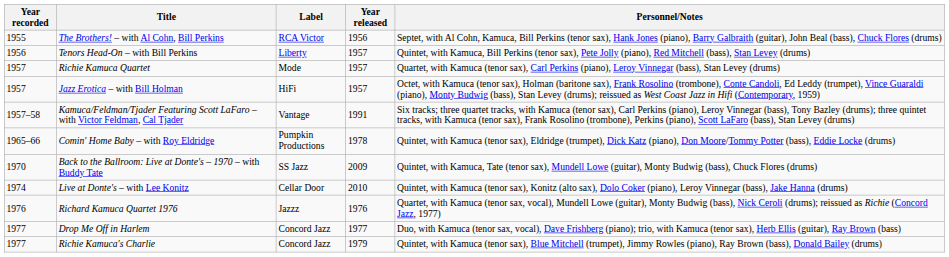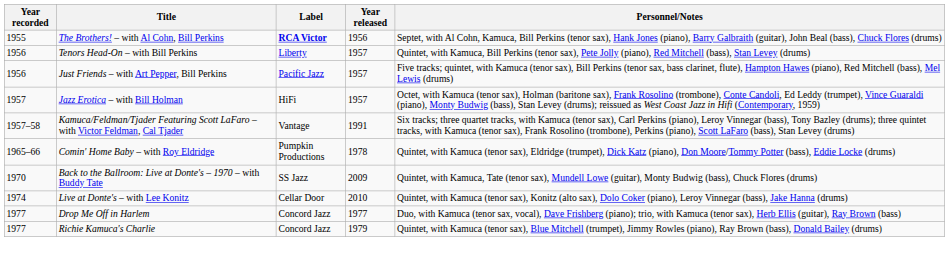(301, 38) normal -> (303, 38) bold
+ row: (143, 73)
- row: (104, 68)
- row: (118, 208)
